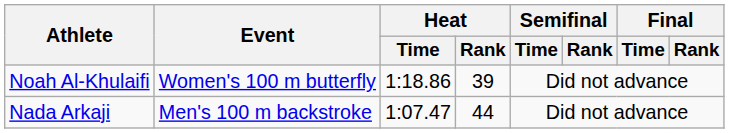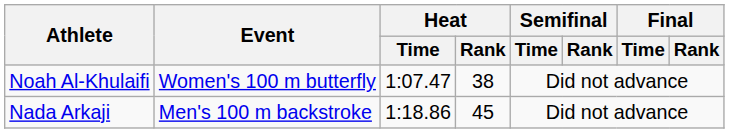(418, 81) 1:18.86 -> (418, 81) 1:07.47
(483, 81) 39 -> (483, 81) 38
(418, 112) 1:07.47 -> (418, 112) 1:18.86
(483, 112) 44 -> (483, 112) 45
